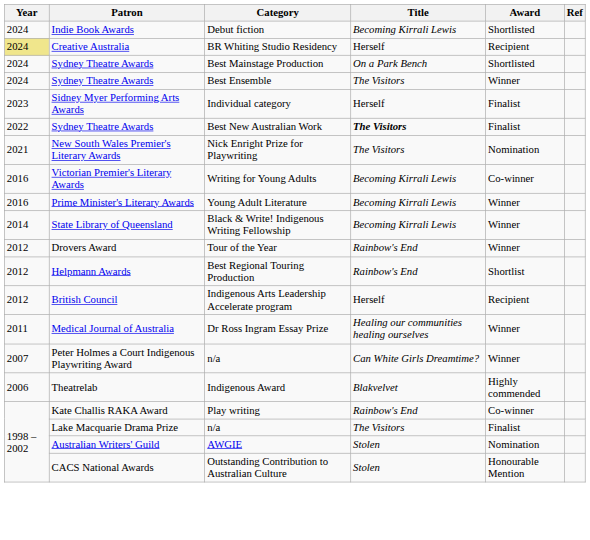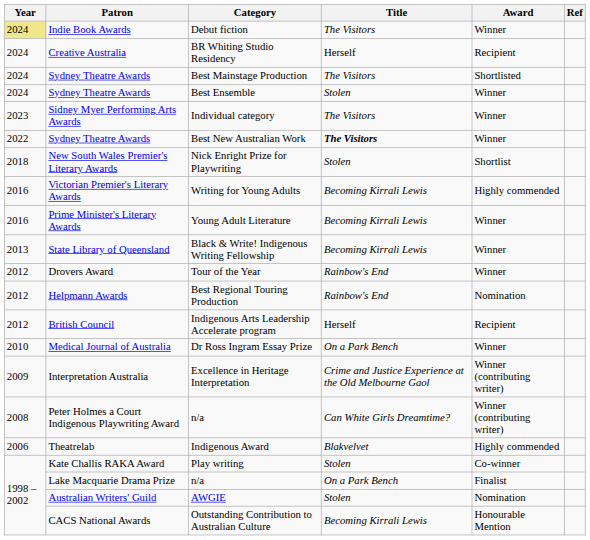(18, 30) no background -> (18, 30) khaki background
(405, 30) Becoming Kirrali Lewis -> (350, 30) The Visitors
(511, 30) Shortlisted -> (490, 30) Winner
(18, 47) khaki background -> (18, 53) no background
(390, 64) On a Park Bench -> (350, 76) The Visitors
(379, 81) The Visitors -> (337, 93) Stolen
(369, 104) Herself -> (350, 116) The Visitors
(504, 104) Finalist -> (490, 116) Winner
(504, 127) Finalist -> (490, 139) Winner
(18, 150) 2021 -> (18, 162) 2018
(379, 150) The Visitors -> (337, 162) Stolen
(514, 150) Nomination -> (493, 162) Shortlist
(511, 179) Co-winner -> (517, 191) Highly commended
(18, 225) 2014 -> (18, 249) 2013
(506, 271) Shortlist -> (500, 295) Nomination
(17, 329) 2011 -> (18, 347) 2010
(408, 329) Healing our communities healing ourselves -> (361, 347) On a Park Bench
+ row: (98, 376)
(18, 358) 2007 -> (18, 417) 2008
(504, 358) Winner -> (502, 417) Winner (contributing writer)
(385, 410) Rainbow's End -> (337, 463) Stolen
(379, 427) The Visitors -> (361, 480) On a Park Bench
(366, 467) Stolen -> (375, 520) Becoming Kirrali Lewis
